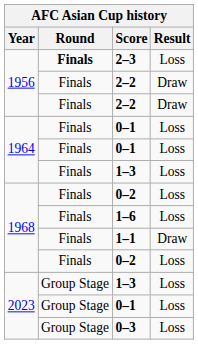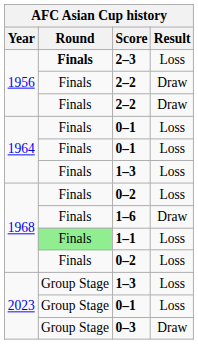(172, 216) Loss -> (172, 216) Draw
(75, 239) no background -> (75, 239) lightgreen background
(172, 239) Draw -> (172, 239) Loss
(172, 328) Loss -> (172, 328) Draw
